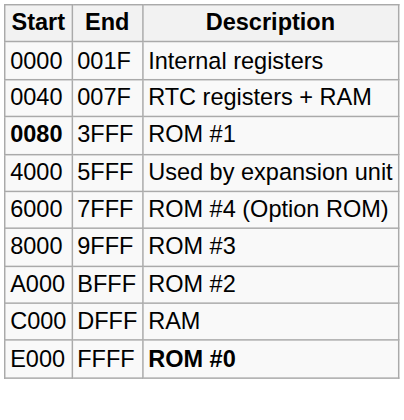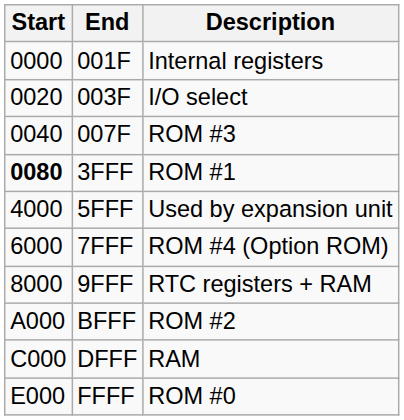+ row: (104, 97)
(260, 97) RTC registers + RAM -> (192, 135) ROM #3
(192, 246) ROM #3 -> (260, 284) RTC registers + RAM
(192, 358) bold -> (192, 396) normal
